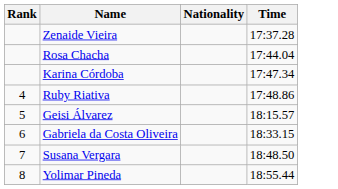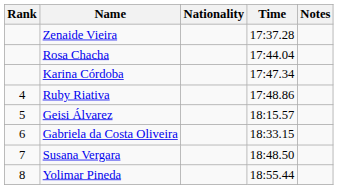+ column: (315, 14)
